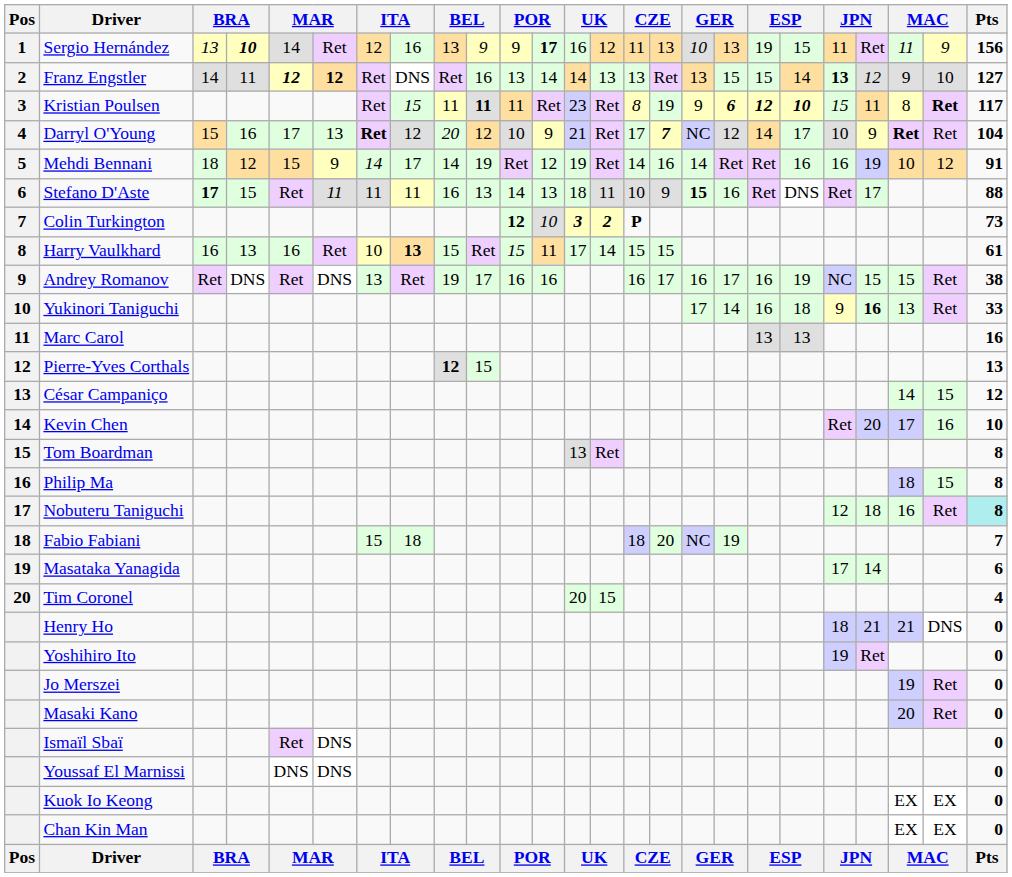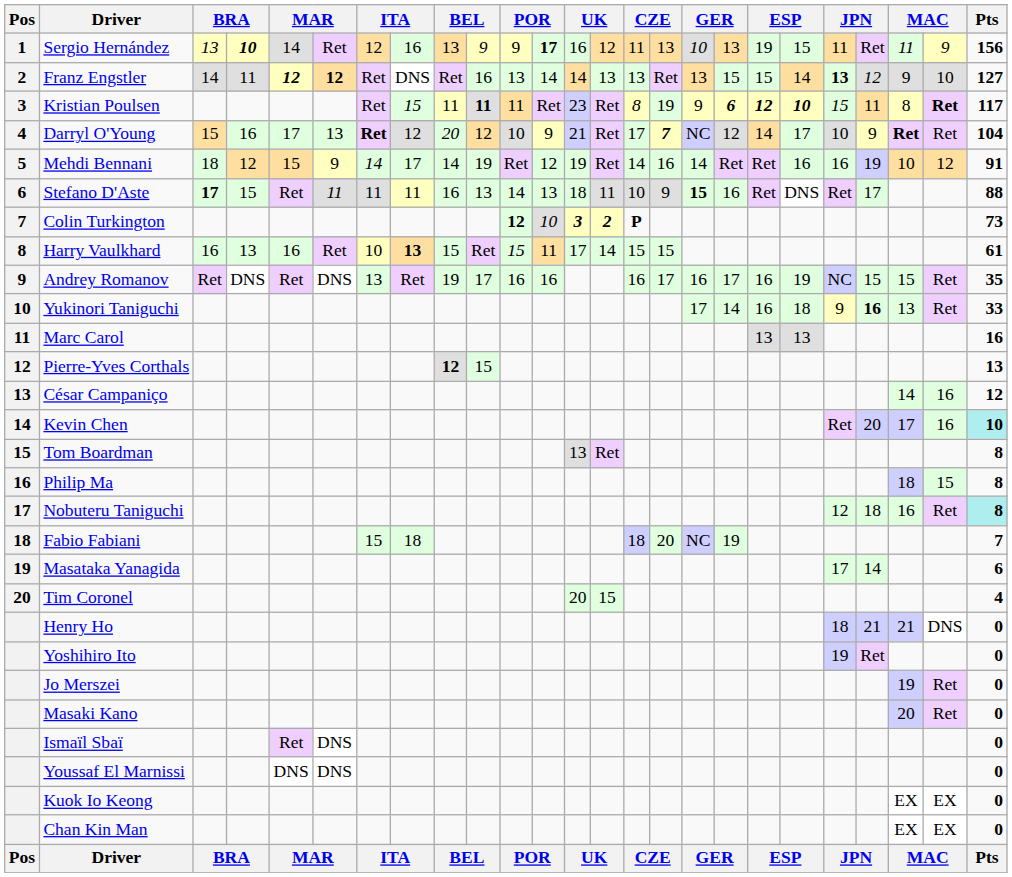(994, 279) 38 -> (994, 279) 35
(945, 394) 15 -> (945, 394) 16
(994, 423) no background -> (994, 423) paleturquoise background
